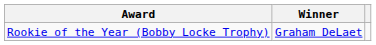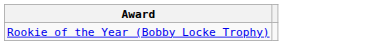- column: (319, 14)
